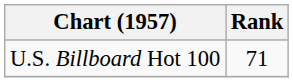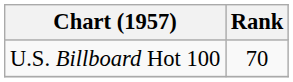(257, 58) 71 -> (257, 58) 70
